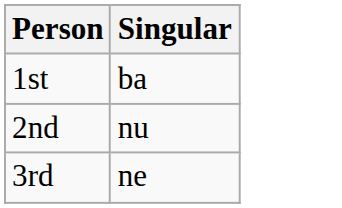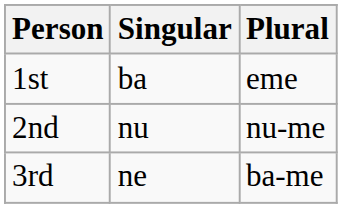+ column: (287, 29)
